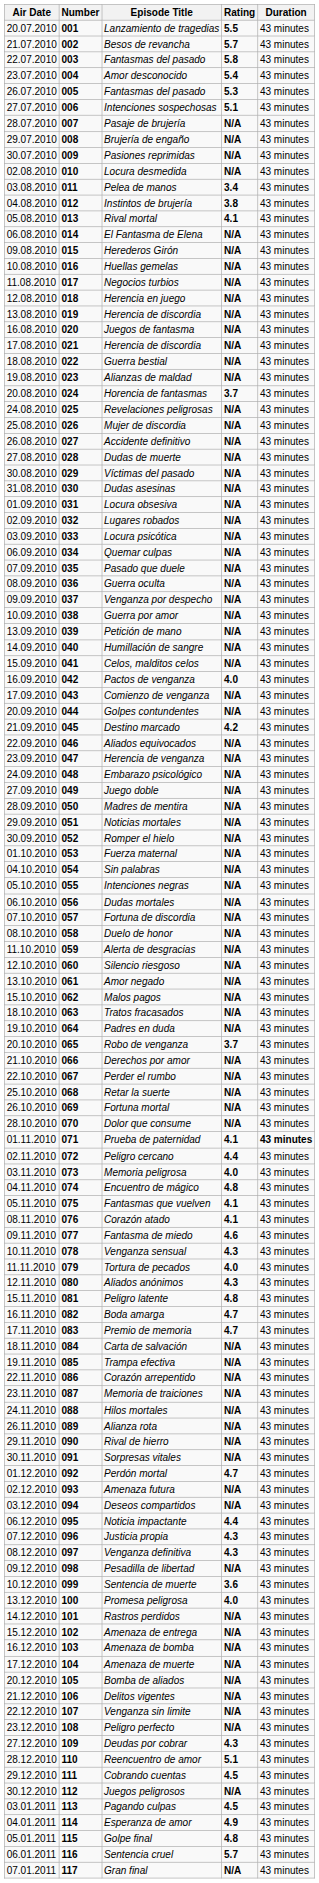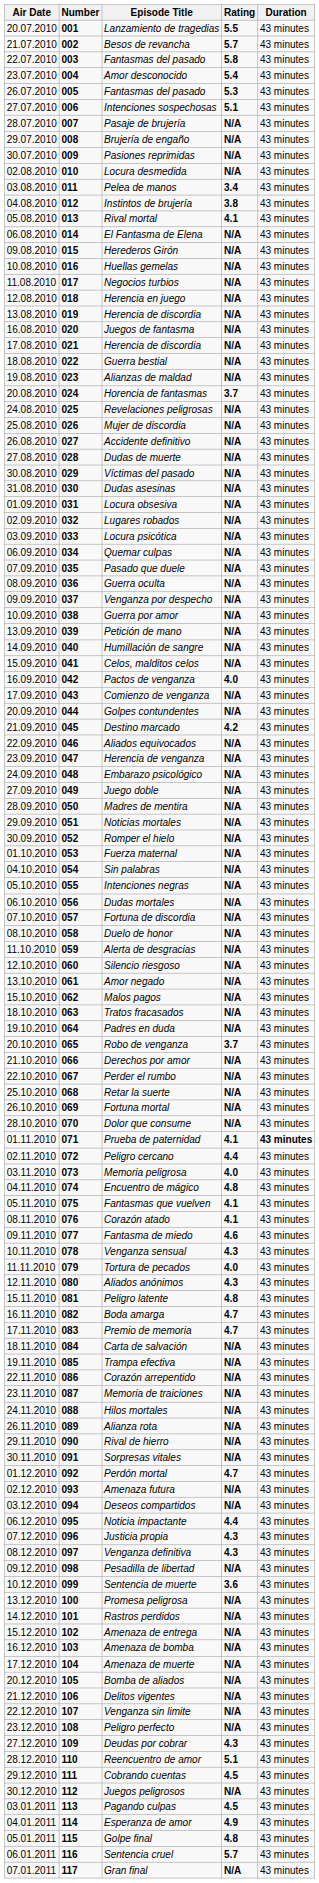(231, 1601) 4.0 -> (233, 1601) N/A
